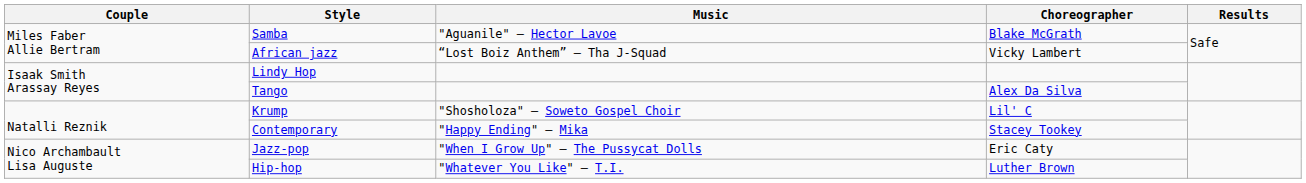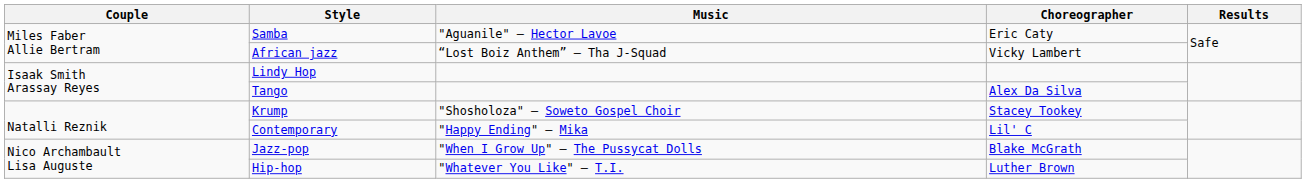(1035, 33) Blake McGrath -> (1021, 33) Eric Caty
(1010, 110) Lil' C -> (1035, 110) Stacey Tookey
(1035, 130) Stacey Tookey -> (1010, 130) Lil' C
(1021, 149) Eric Caty -> (1035, 149) Blake McGrath
